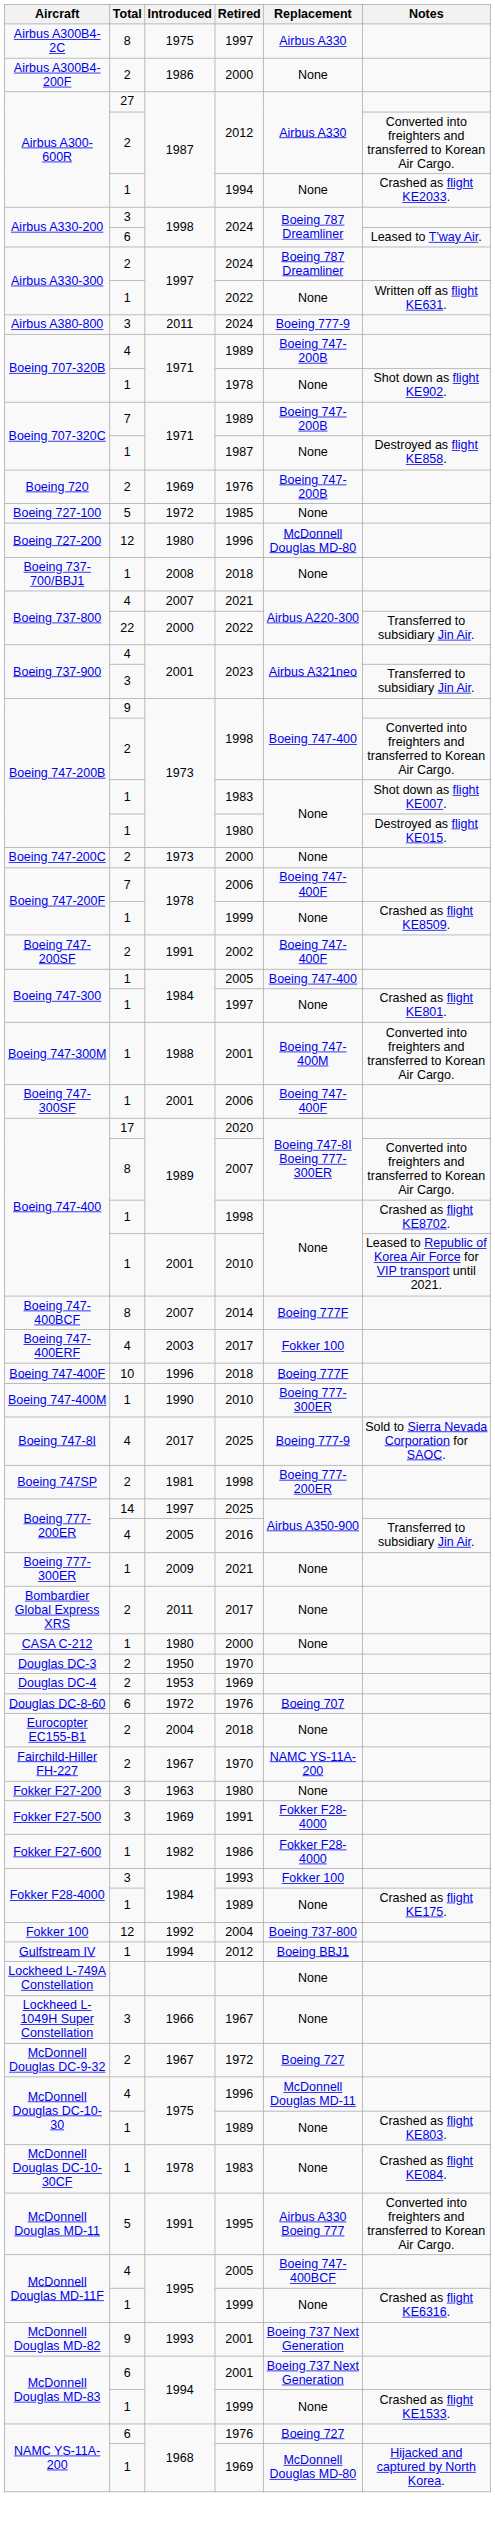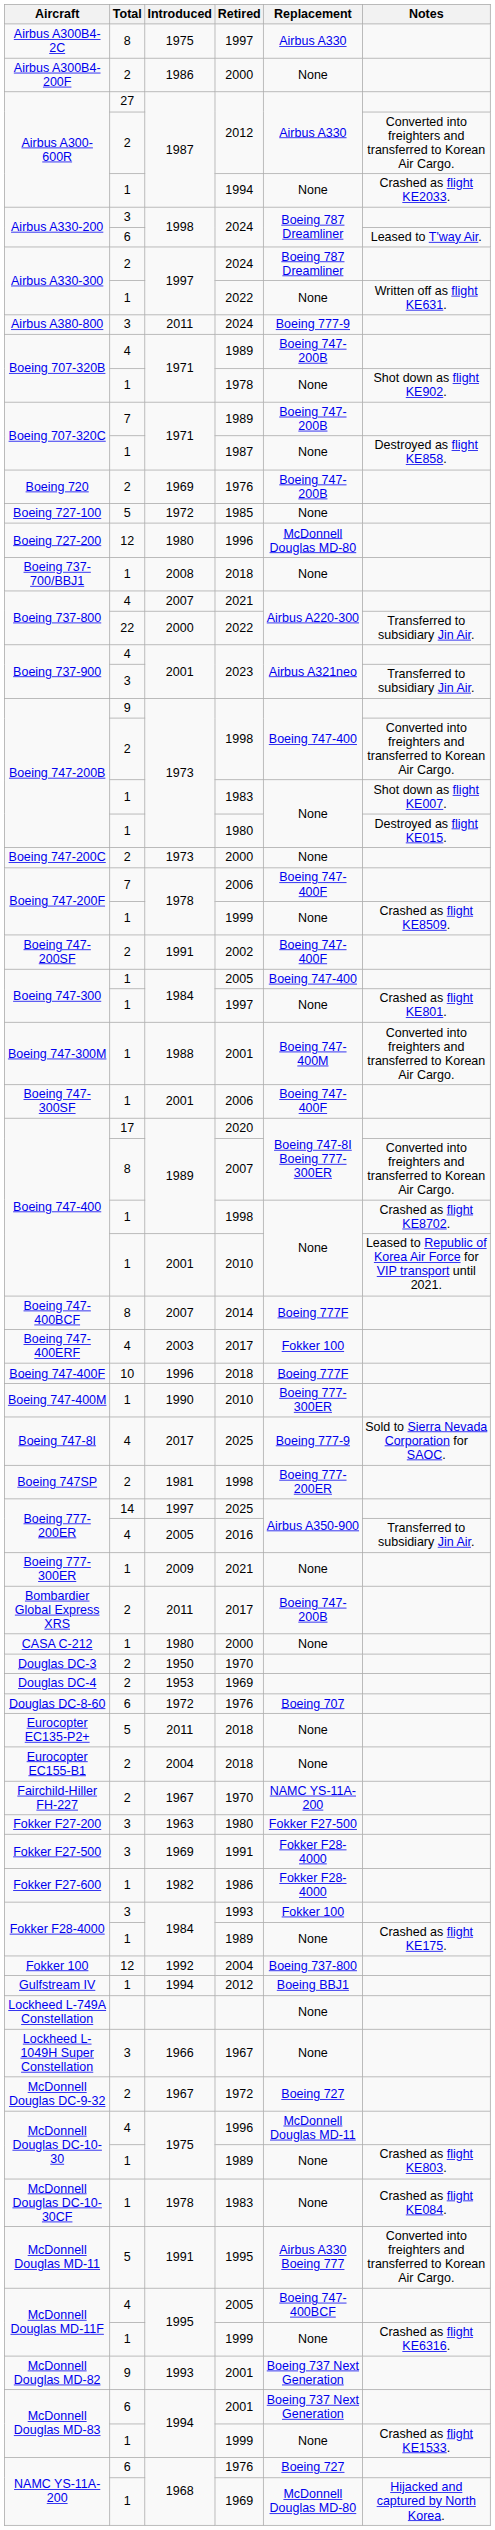(313, 1610) None -> (313, 1610) Boeing 747-200B
+ row: (57, 1730)
(313, 1790) None -> (313, 1824) Fokker F27-500
